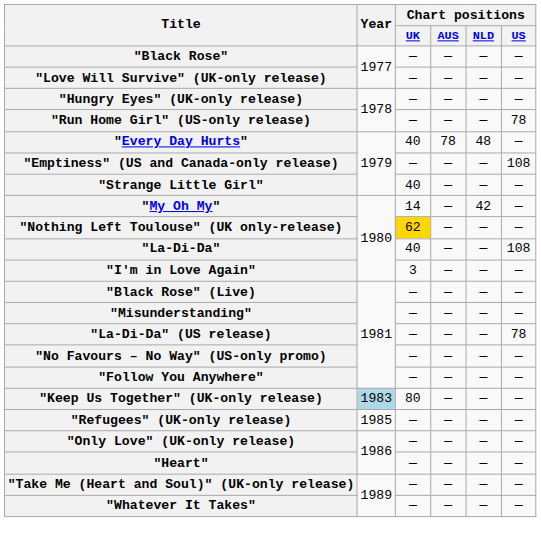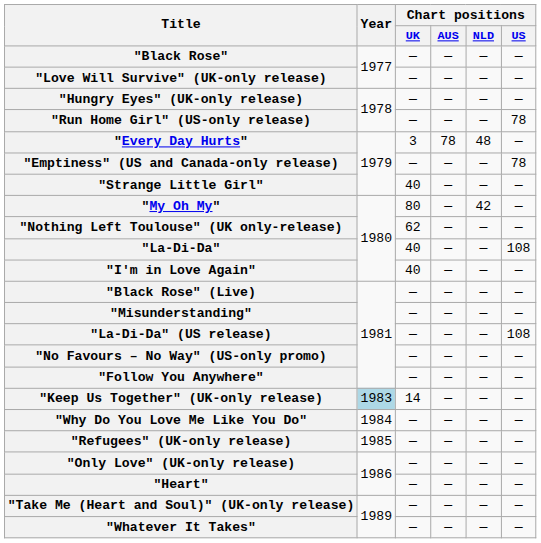(413, 142) 40 -> (413, 142) 3
(519, 163) 108 -> (519, 163) 78
(413, 206) 14 -> (413, 206) 80
(413, 228) gold background -> (413, 228) no background
(413, 270) 3 -> (413, 270) 40
(519, 335) 78 -> (519, 335) 108
(413, 399) 80 -> (413, 399) 14
+ row: (181, 420)
